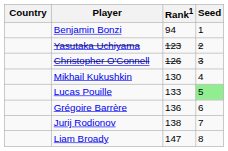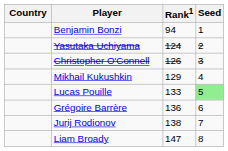(173, 45) 123 -> (173, 45) 124
(173, 76) 130 -> (173, 76) 129
